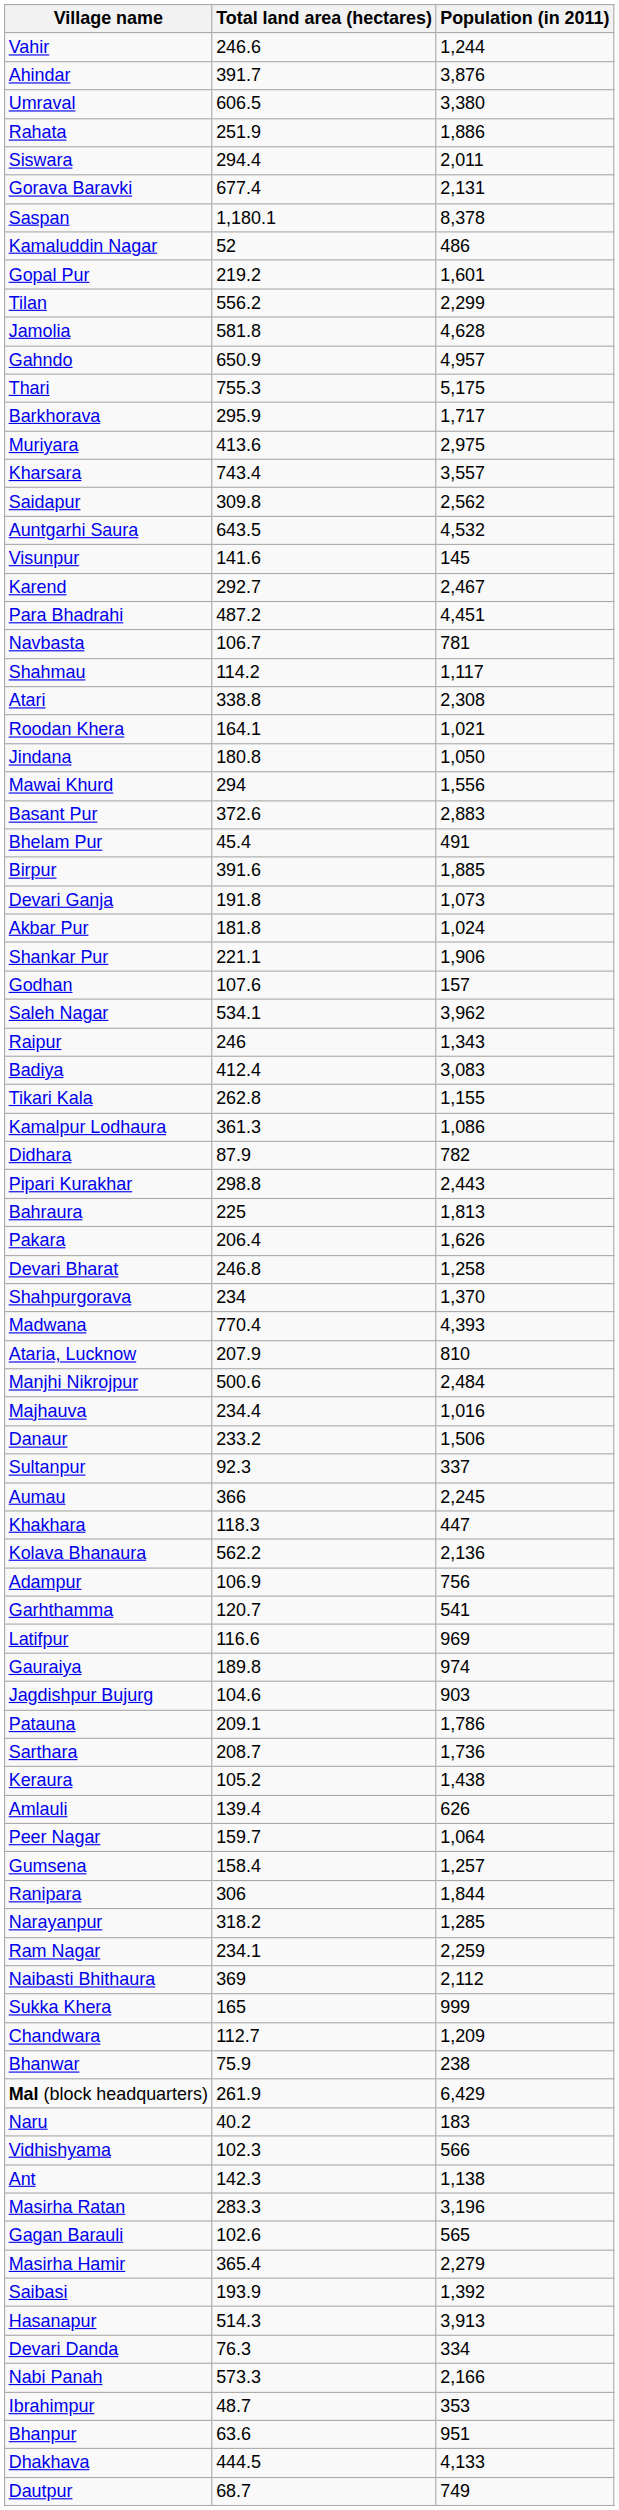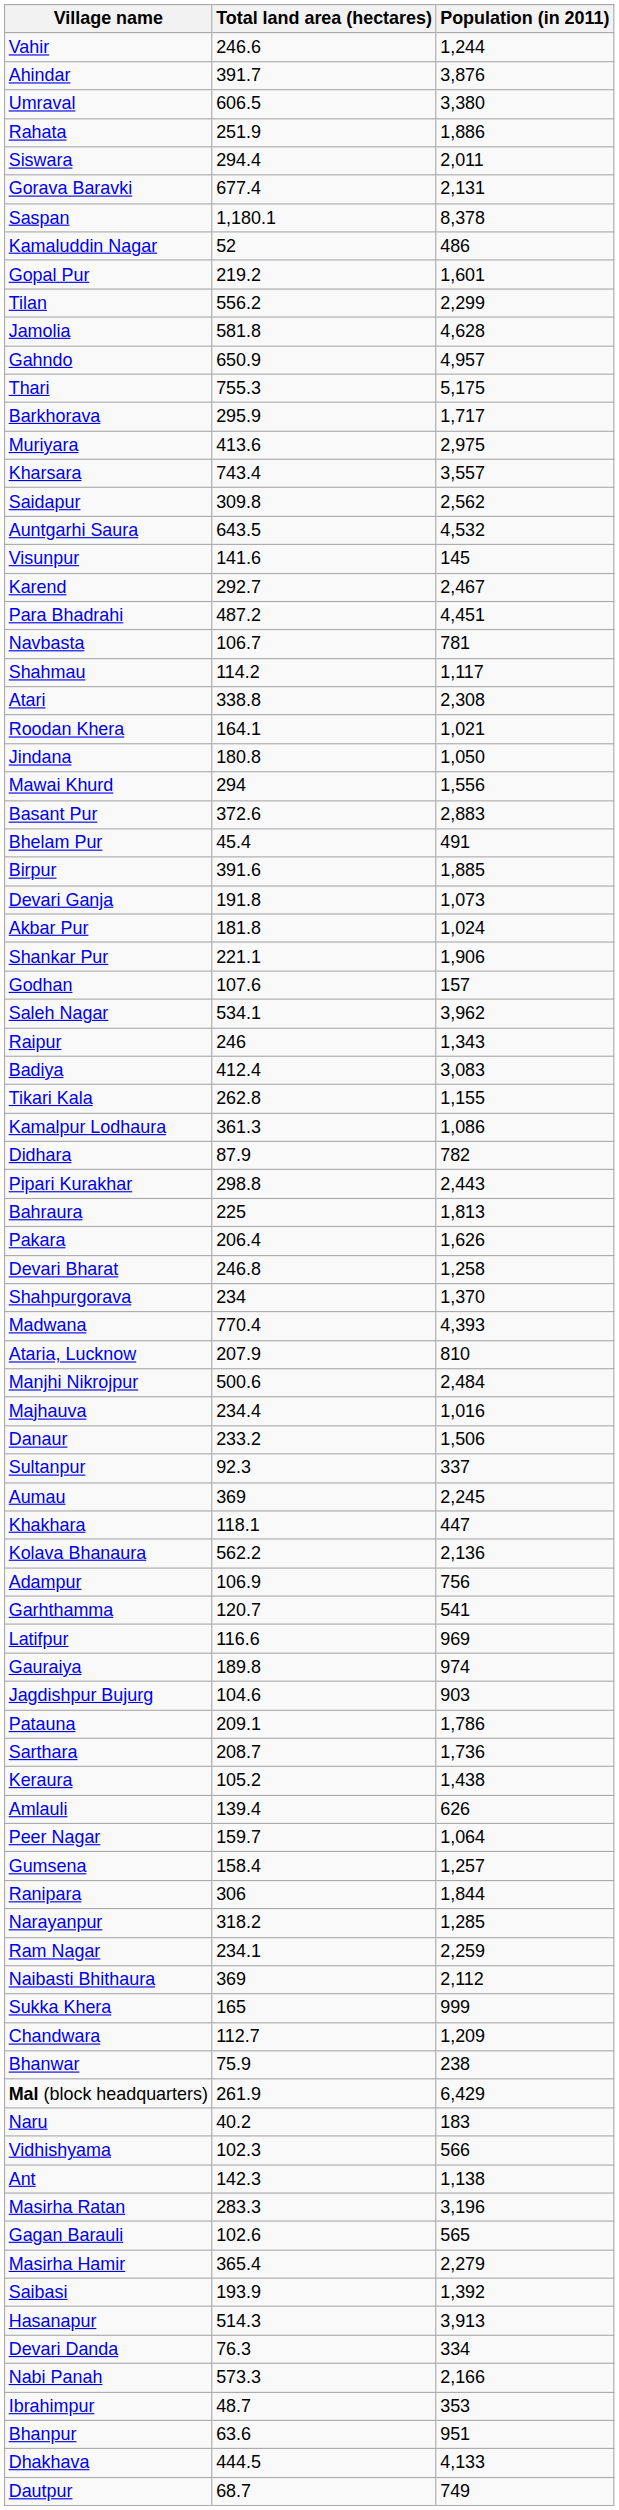(231, 1496) 366 -> (231, 1496) 369
(238, 1524) 118.3 -> (238, 1524) 118.1
